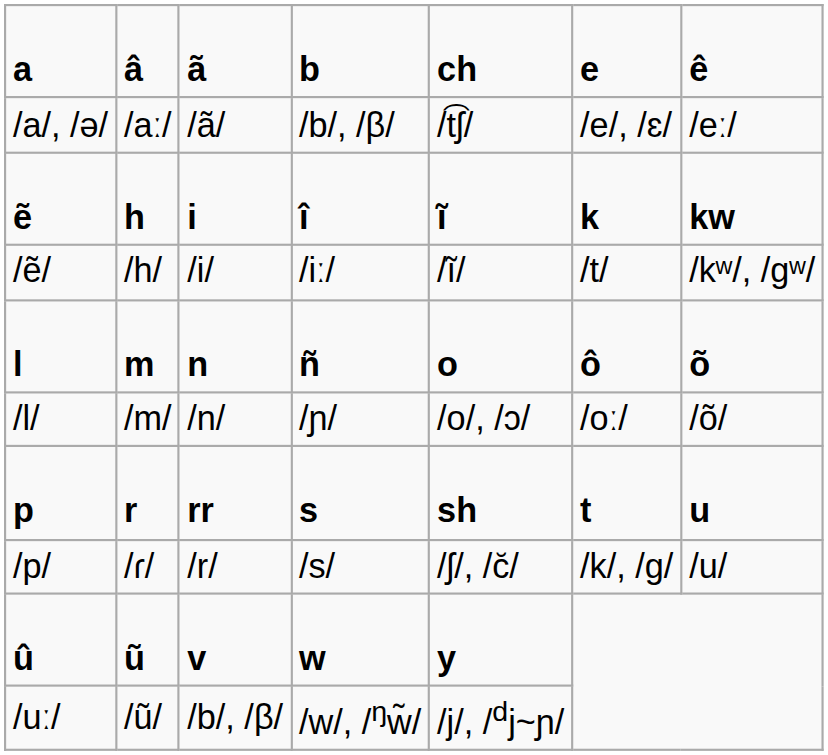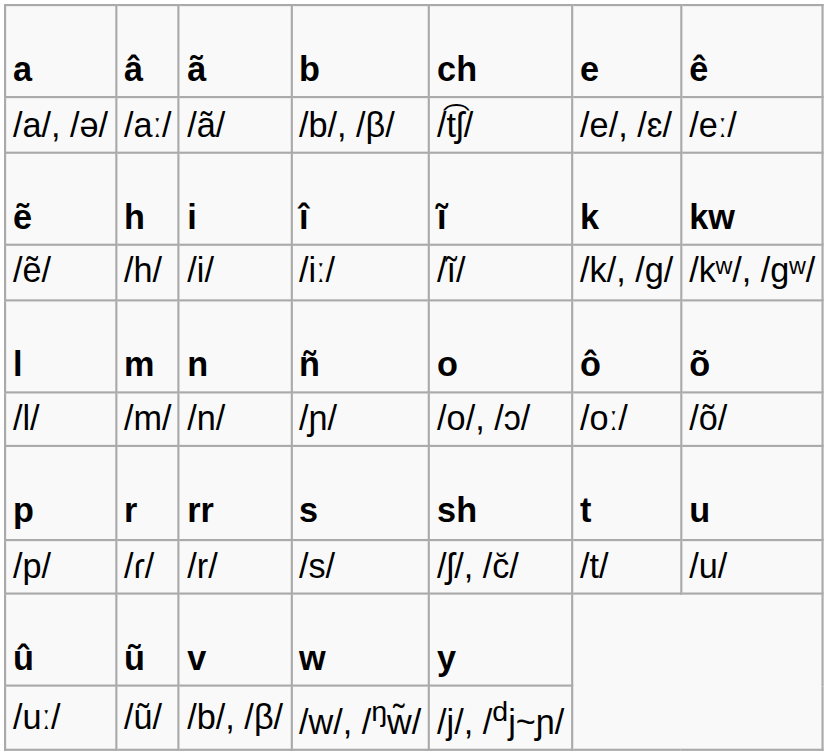(594, 271) /t/ -> (627, 271) /k/, /g/
(627, 565) /k/, /g/ -> (594, 565) /t/
